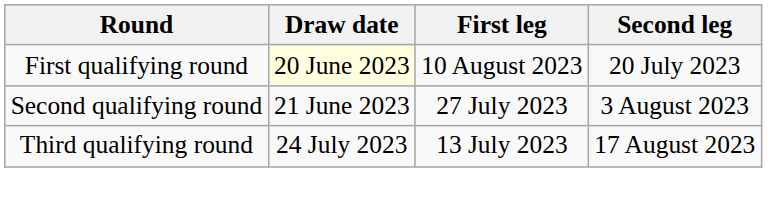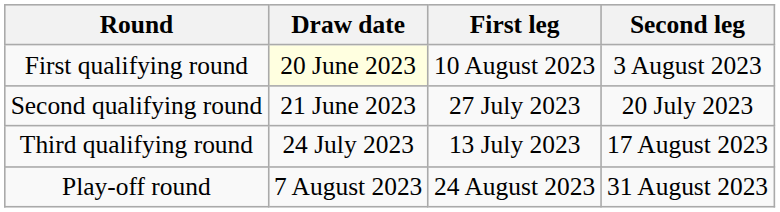(675, 65) 20 July 2023 -> (688, 65) 3 August 2023
(675, 105) 3 August 2023 -> (687, 105) 20 July 2023
+ row: (136, 186)
